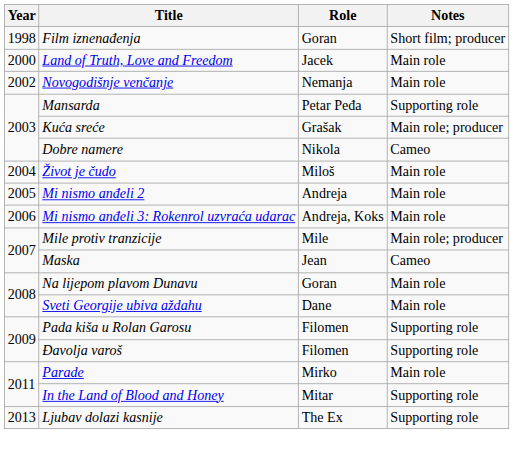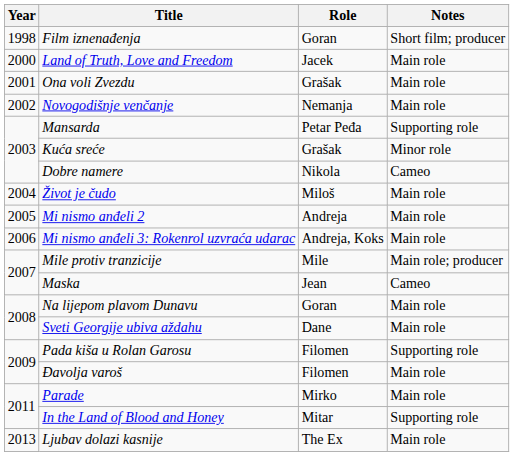+ row: (88, 82)
(447, 127) Main role; producer -> (421, 149) Minor role
(434, 350) Supporting role -> (418, 372) Main role
(434, 417) Supporting role -> (418, 439) Main role
